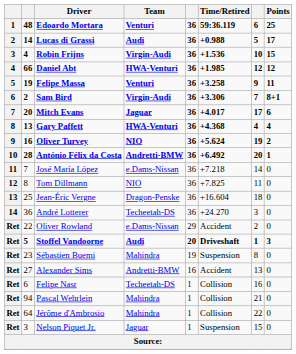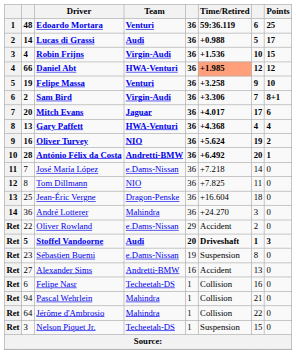(212, 68) no background -> (212, 68) lightsalmon background
(271, 83) 11 -> (271, 83) 10
(150, 212) Techeetah-DS -> (143, 212) Mahindra
(143, 255) Mahindra -> (152, 255) e.Dams-Nissan
(137, 327) Jaguar -> (150, 327) Techeetah-DS
